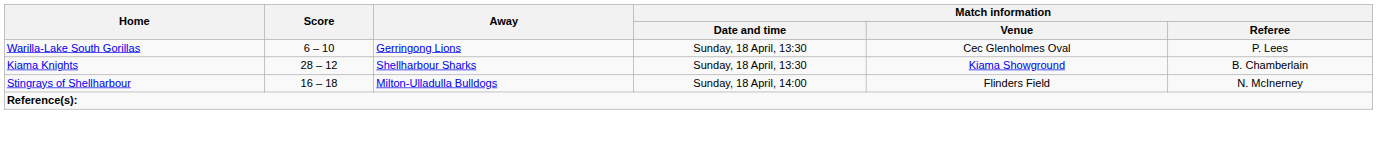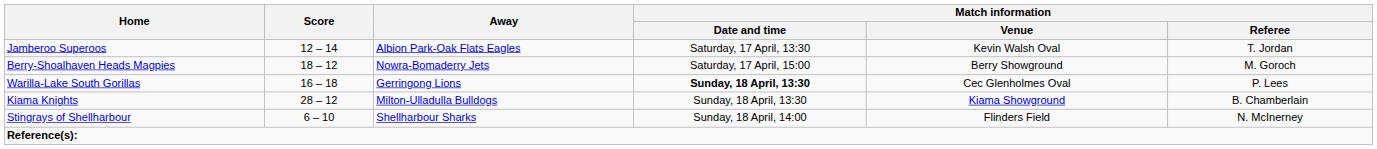+ row: (57, 48)
+ row: (91, 65)
(319, 48) 6 – 10 -> (319, 83) 16 – 18
(750, 48) normal -> (750, 83) bold
(426, 65) Shellharbour Sharks -> (437, 100) Milton-Ulladulla Bulldogs
(319, 83) 16 – 18 -> (319, 118) 6 – 10
(437, 83) Milton-Ulladulla Bulldogs -> (426, 118) Shellharbour Sharks
